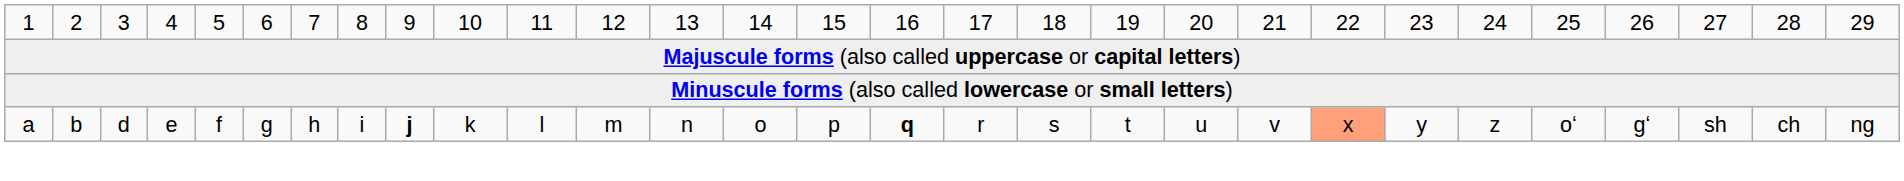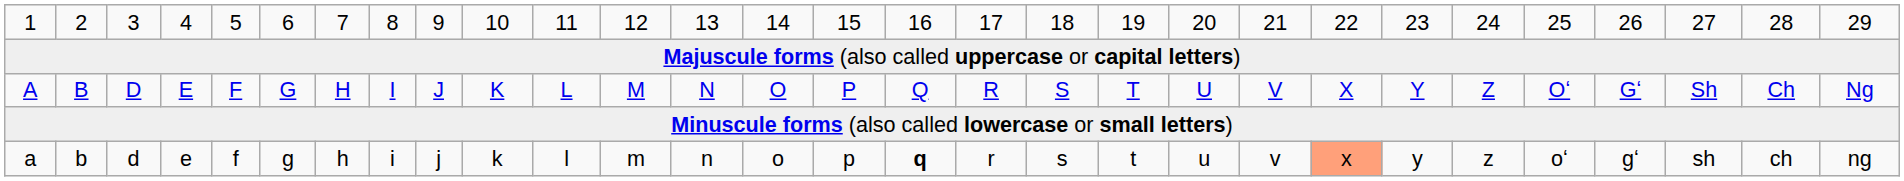+ row: (30, 90)
(410, 125) bold -> (439, 159) normal
